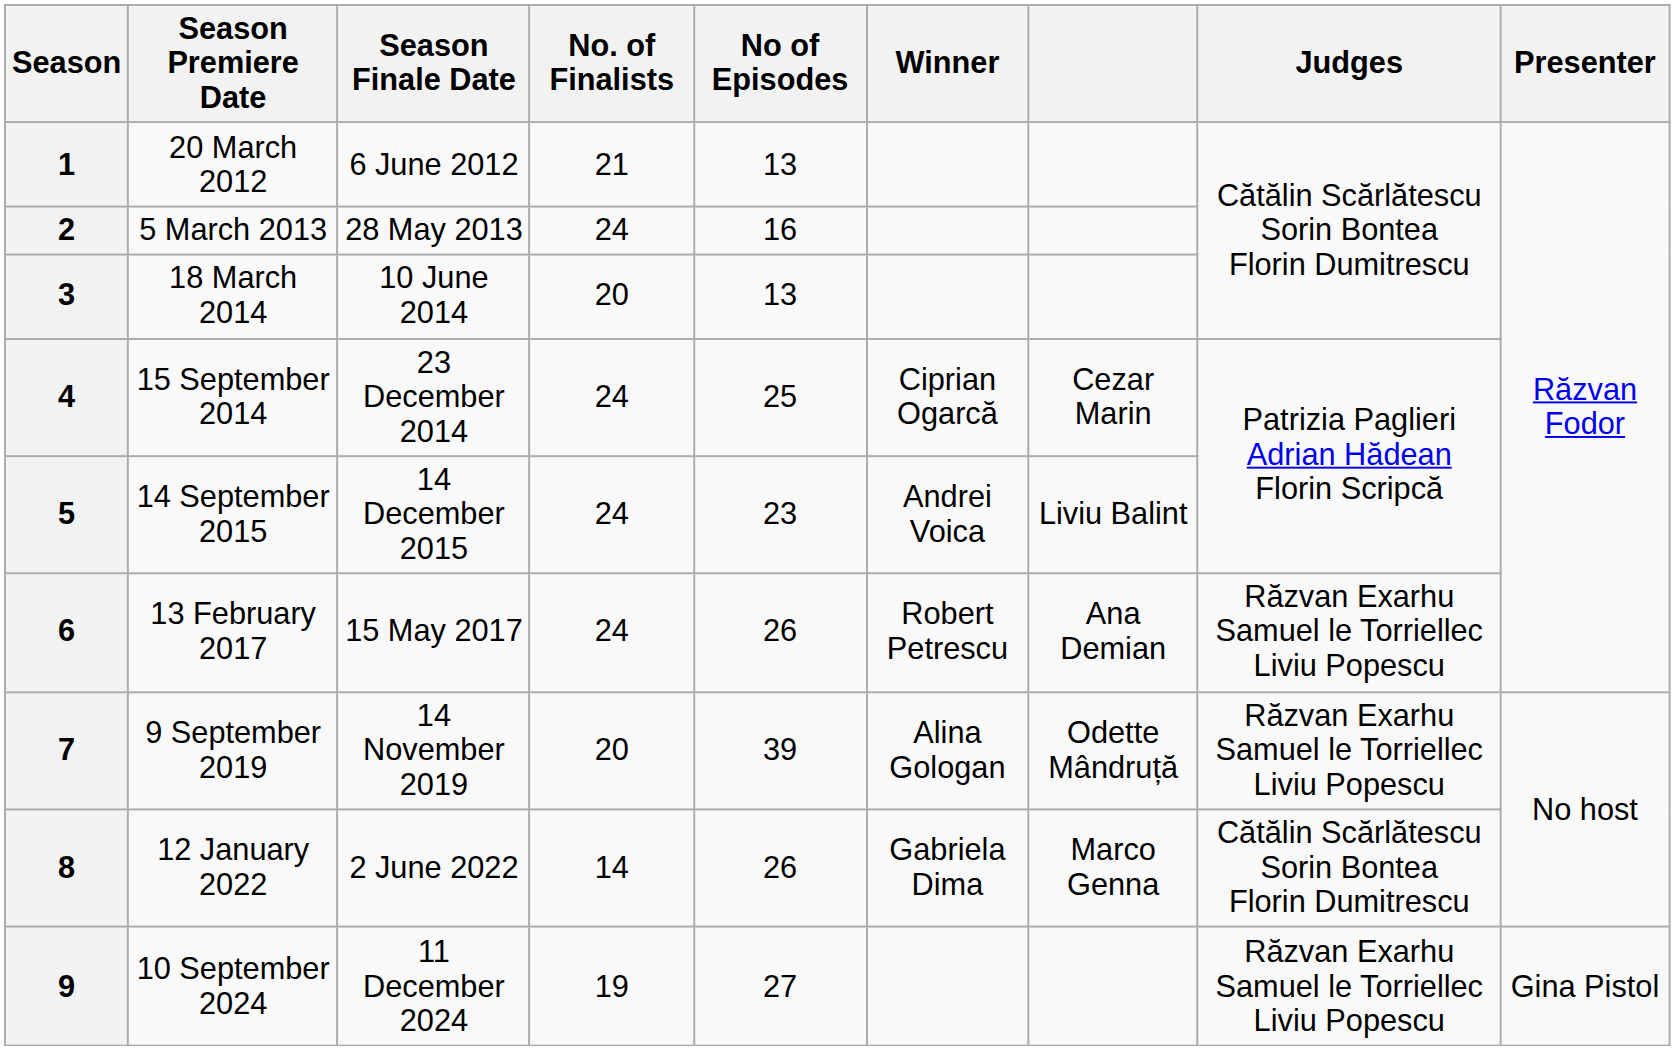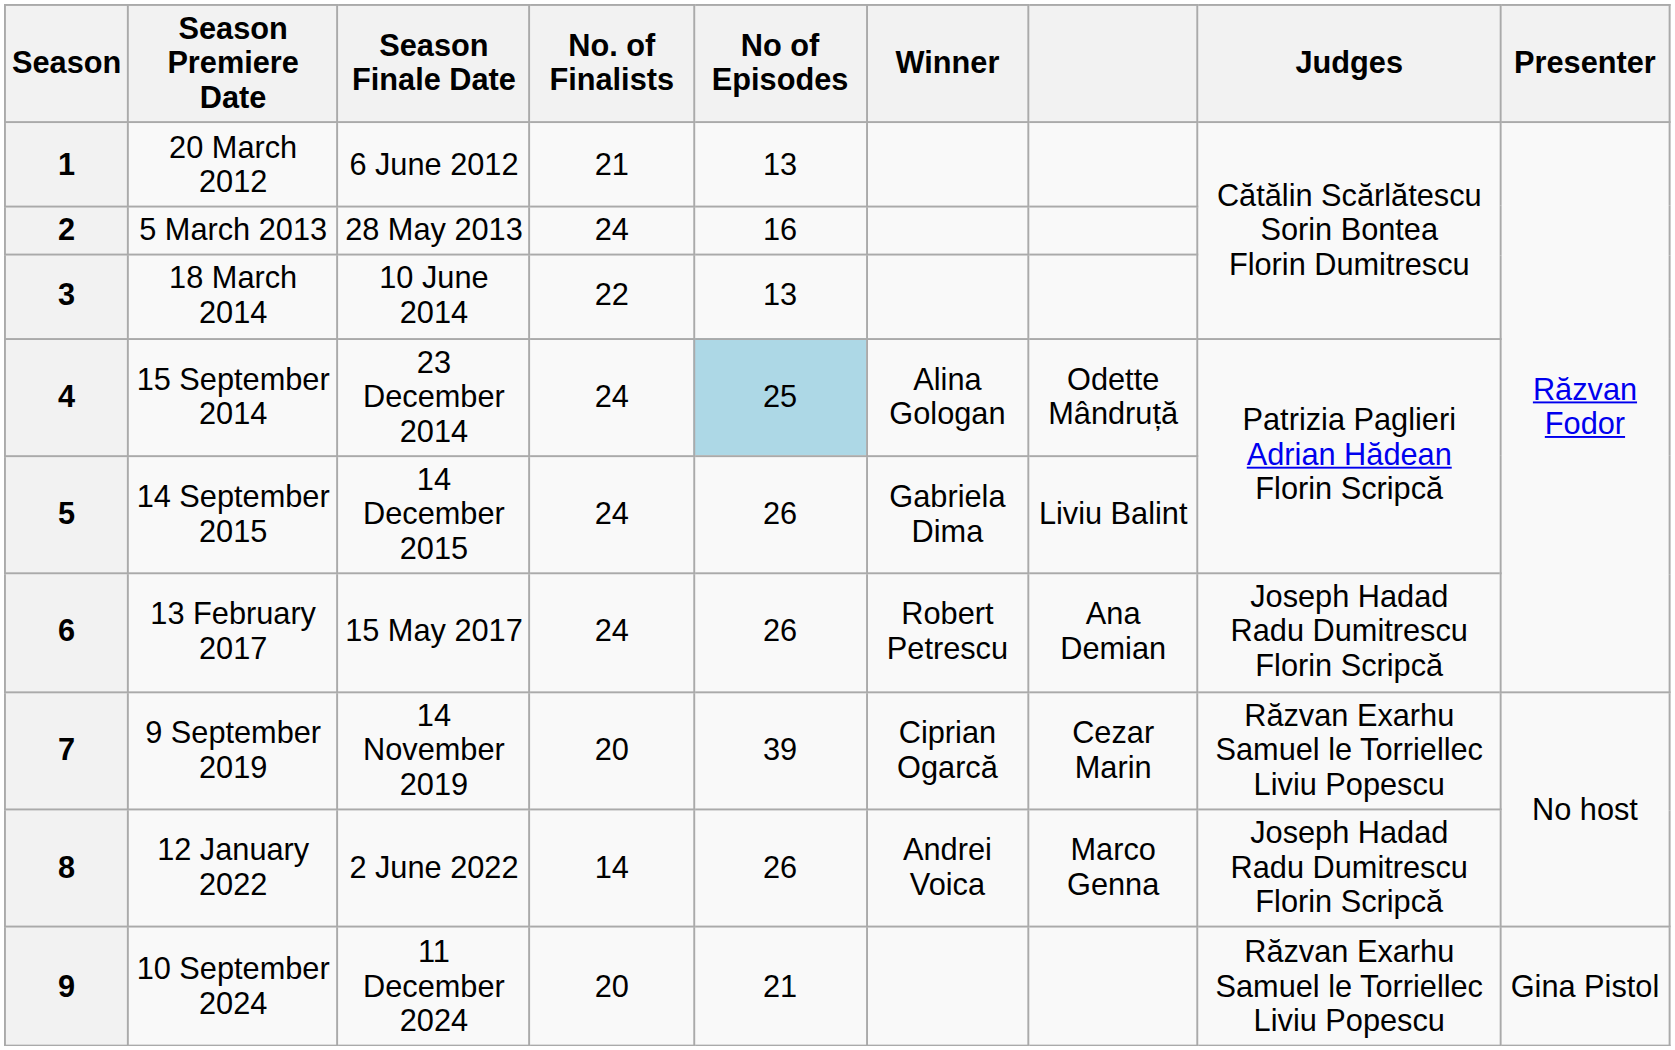(612, 295) 20 -> (612, 295) 22
(780, 396) no background -> (780, 396) lightblue background
(947, 396) Ciprian Ogarcă -> (947, 396) Alina Gologan
(1113, 396) Cezar Marin -> (1113, 396) Odette Mândruță
(780, 514) 23 -> (780, 514) 26
(947, 514) Andrei Voica -> (947, 514) Gabriela Dima
(1349, 632) Răzvan Exarhu Samuel le Torriellec Liviu Popescu -> (1349, 632) Joseph Hadad Radu Dumitrescu Florin Scripcă
(947, 750) Alina Gologan -> (947, 750) Ciprian Ogarcă
(1113, 750) Odette Mândruță -> (1113, 750) Cezar Marin
(947, 867) Gabriela Dima -> (947, 867) Andrei Voica
(1349, 867) Cătălin Scărlătescu Sorin Bontea Florin Dumitrescu -> (1349, 867) Joseph Hadad Radu Dumitrescu Florin Scripcă
(612, 985) 19 -> (612, 985) 20
(780, 985) 27 -> (780, 985) 21
